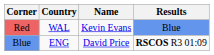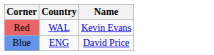- column: (171, 12)
